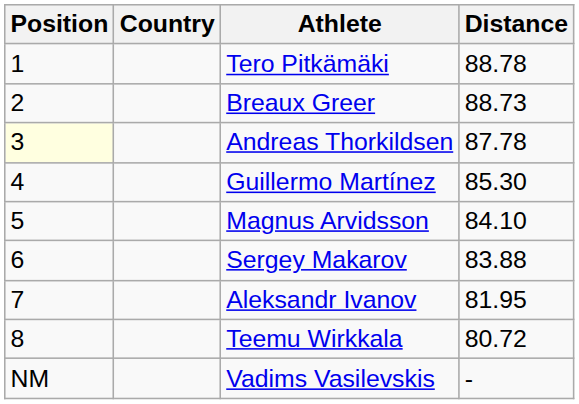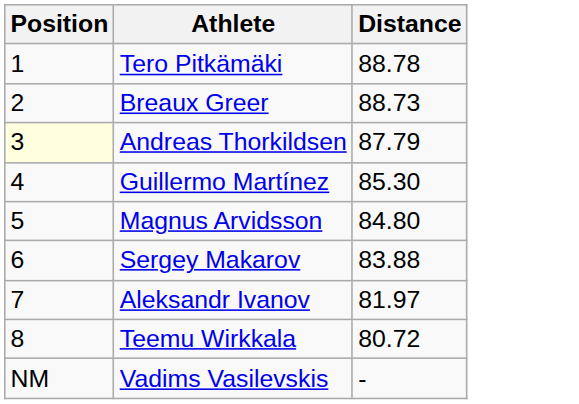- column: (167, 24)
(496, 142) 87.78 -> (389, 142) 87.79
(496, 220) 84.10 -> (389, 220) 84.80
(496, 299) 81.95 -> (389, 299) 81.97
